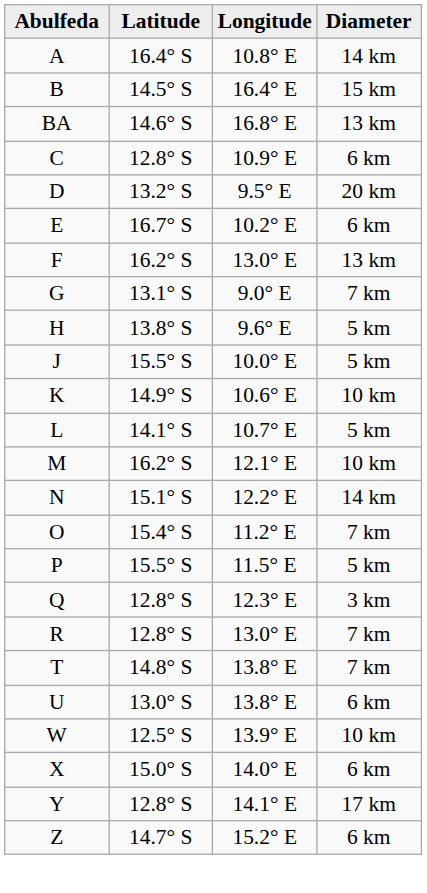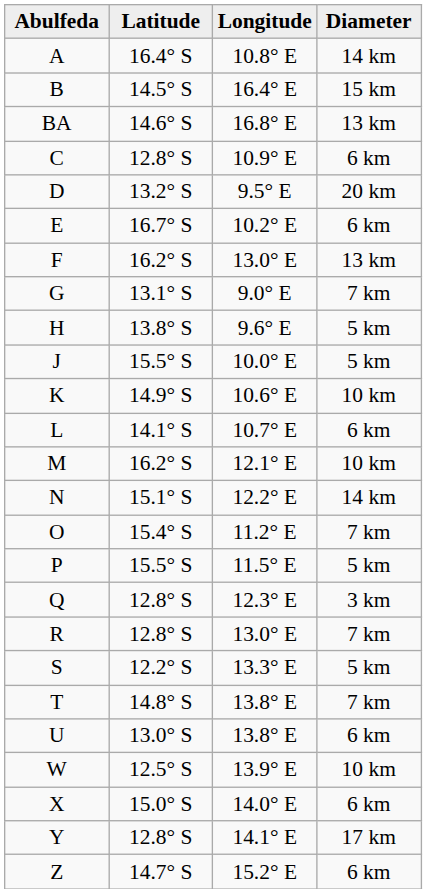(369, 429) 5 km -> (369, 429) 6 km
+ row: (57, 667)
